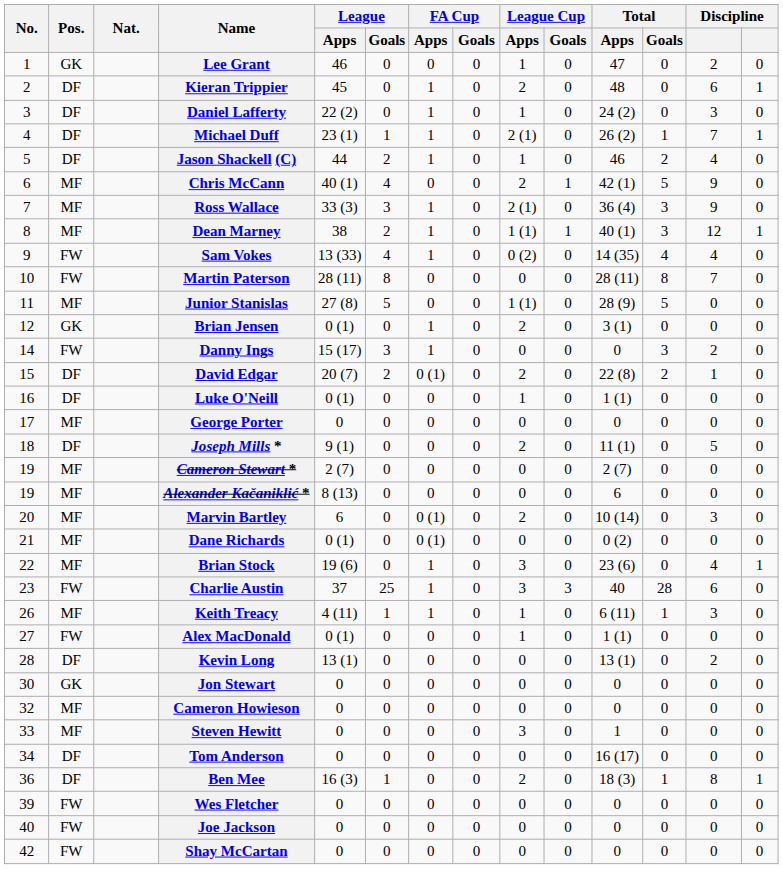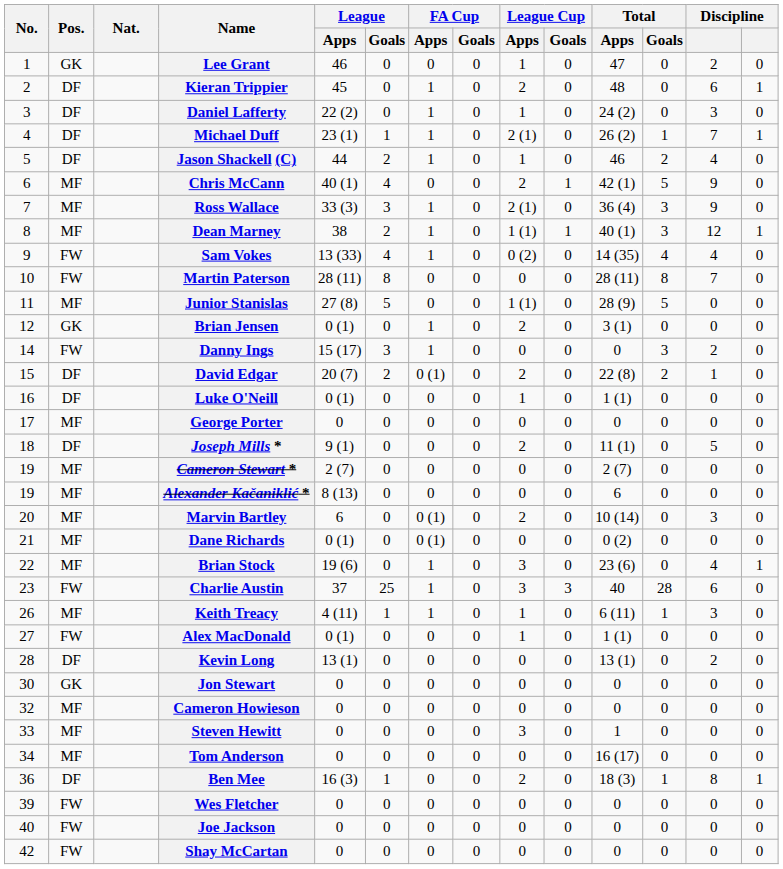(71, 755) DF -> (71, 755) MF
